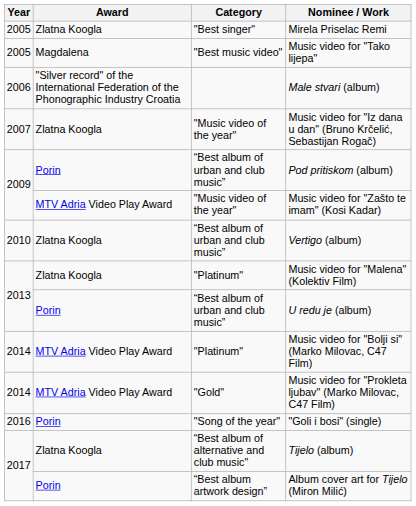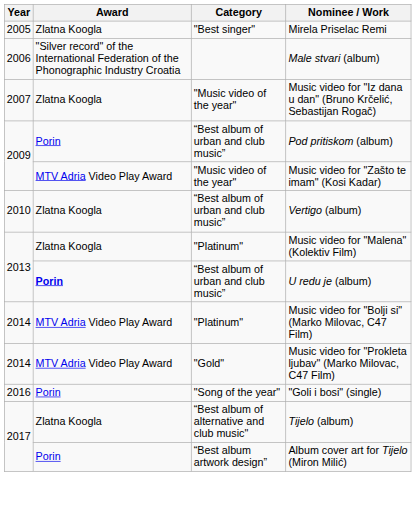- row: (339, 53)
(48, 310) normal -> (49, 281) bold
